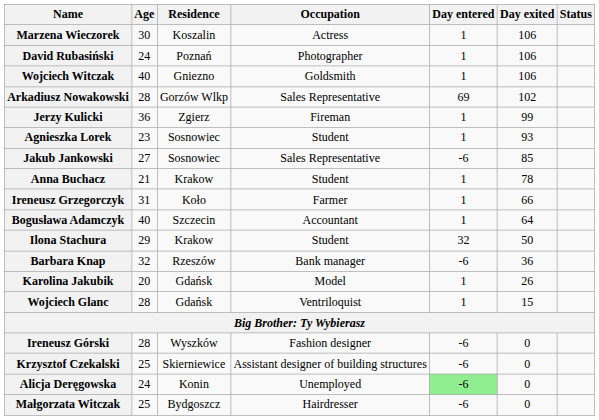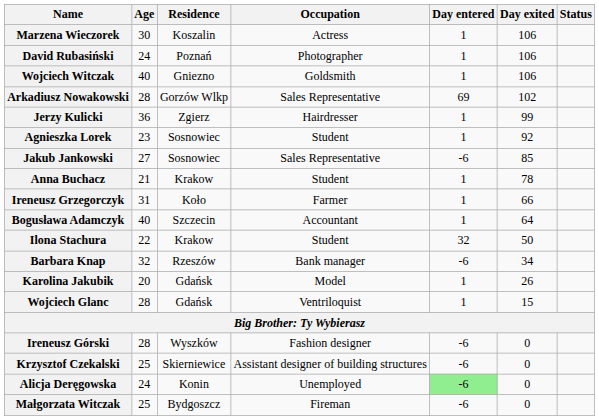(330, 117) Fireman -> (330, 117) Hairdresser
(527, 137) 93 -> (527, 137) 92
(144, 240) 29 -> (144, 240) 22
(527, 261) 36 -> (527, 261) 34
(330, 404) Hairdresser -> (330, 404) Fireman
